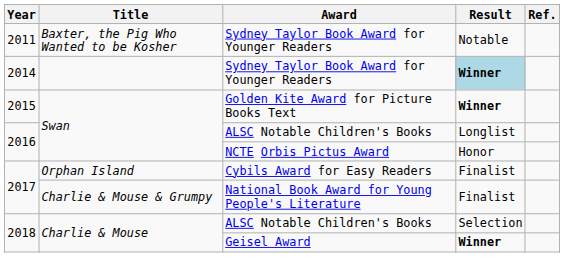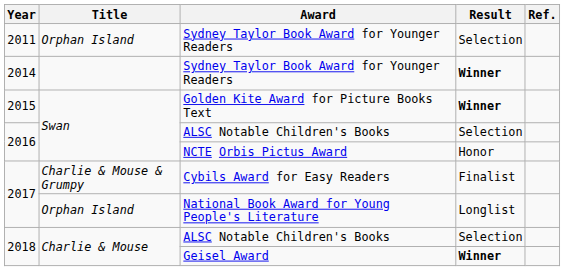(109, 40) Baxter, the Pig Who Wanted to be Kosher -> (88, 40) Orphan Island
(483, 40) Notable -> (491, 40) Selection
(480, 73) lightblue background -> (480, 73) no background
(487, 132) Longlist -> (491, 132) Selection
(88, 171) Orphan Island -> (102, 178) Charlie & Mouse & Grumpy
(127, 197) Charlie & Mouse & Grumpy -> (88, 210) Orphan Island
(487, 197) Finalist -> (487, 210) Longlist
